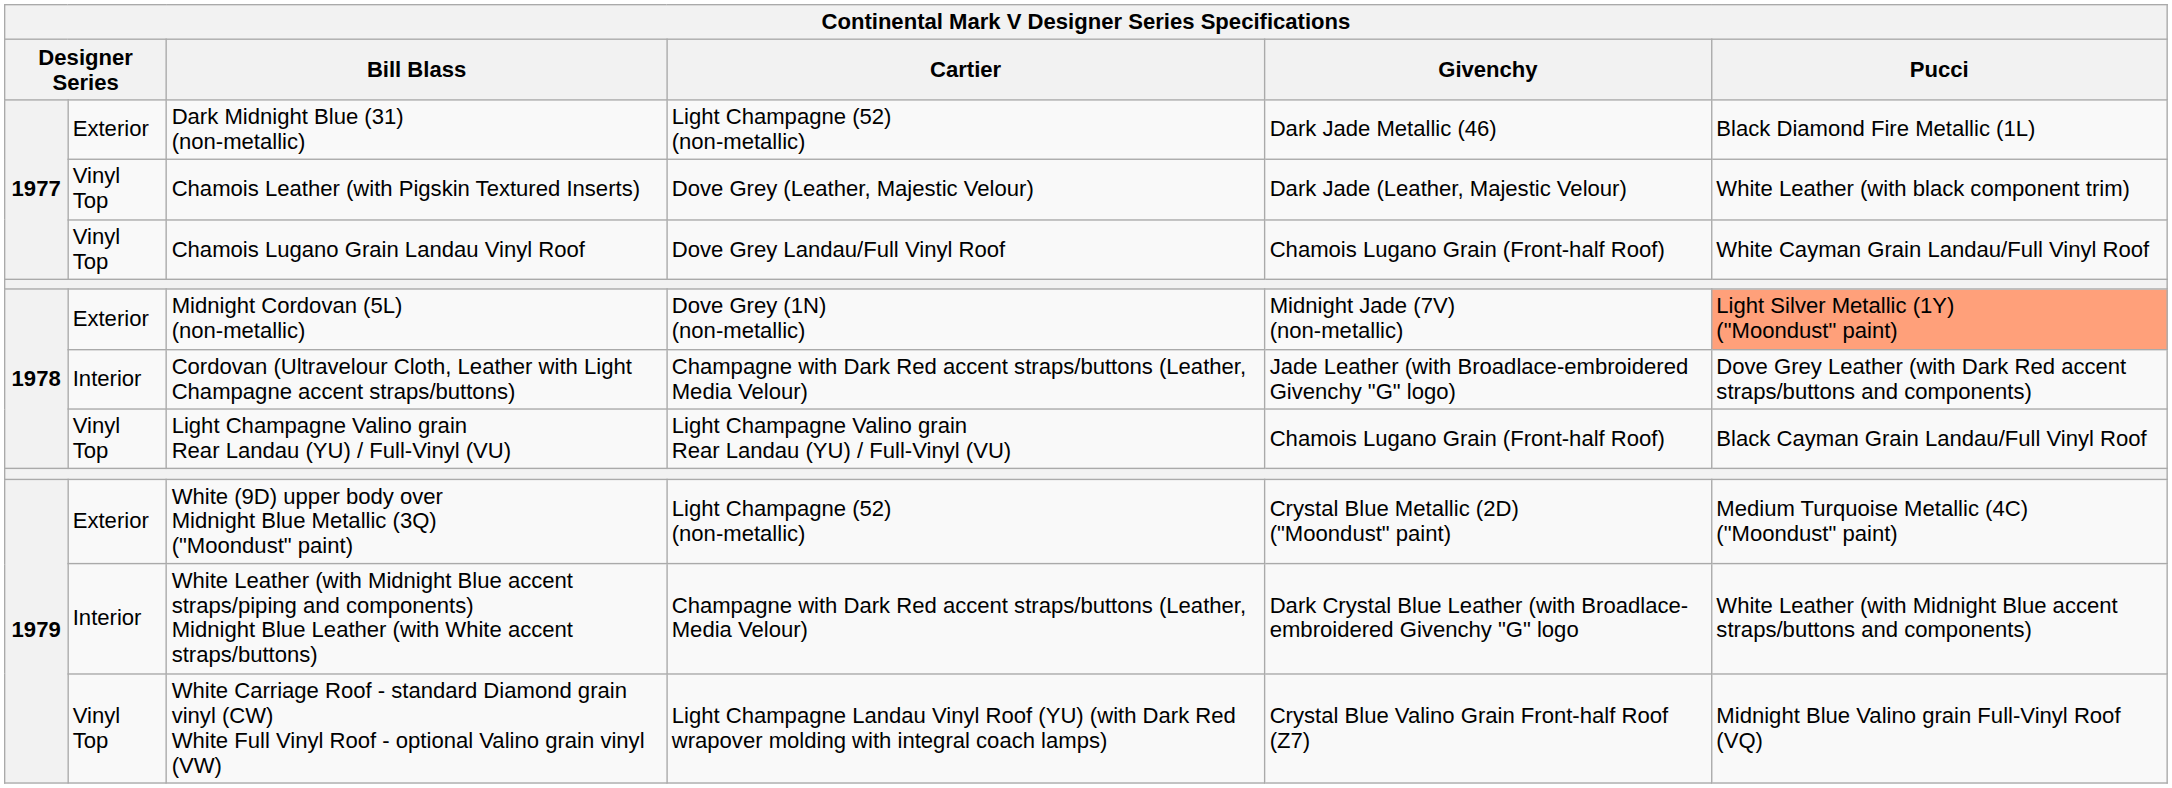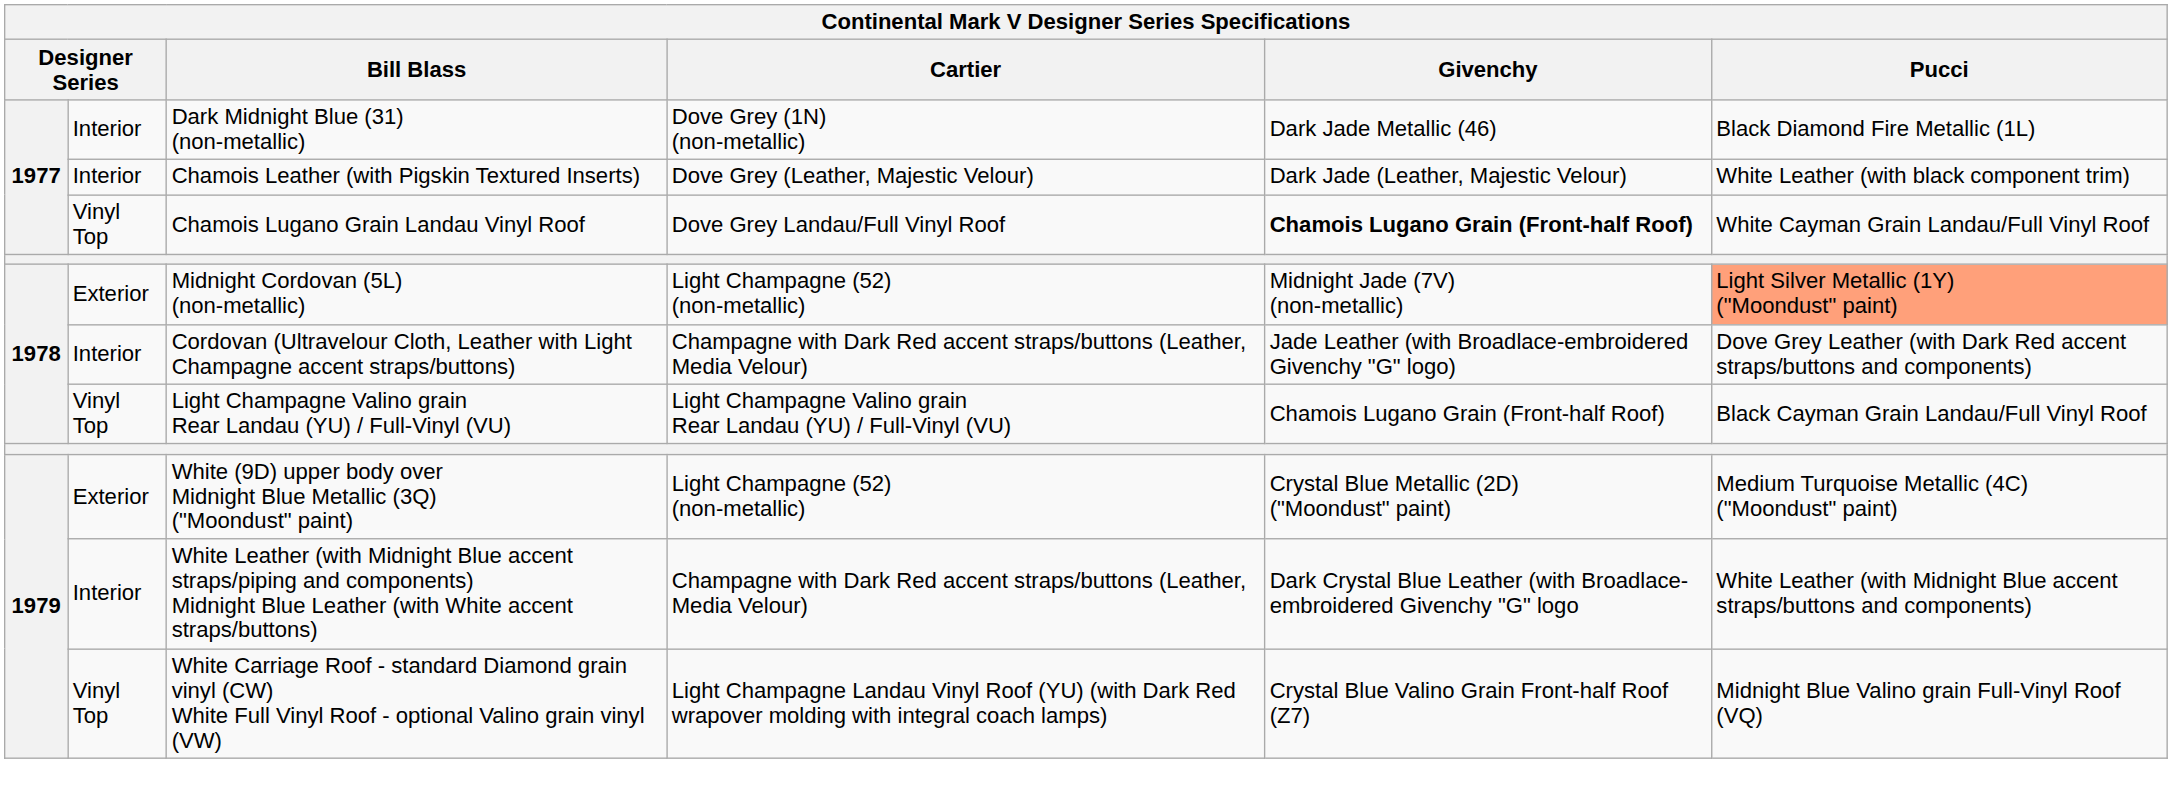(111, 129) Exterior -> (107, 129) Interior
(782, 129) Light Champagne (52) (non-metallic) -> (749, 129) Dove Grey (1N) (non-metallic)
(96, 189) Vinyl Top -> (107, 176) Interior
(1467, 249) normal -> (1481, 224) bold
(749, 319) Dove Grey (1N) (non-metallic) -> (782, 294) Light Champagne (52) (non-metallic)
